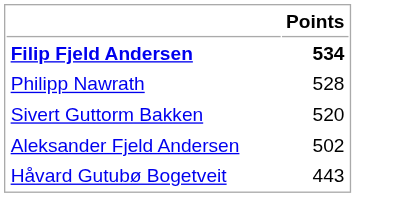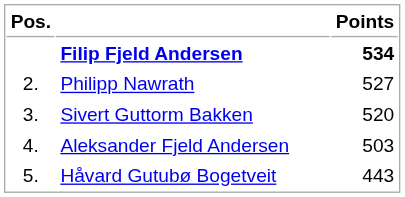+ column: (31, 21)
(328, 84) 528 -> (378, 84) 527
(328, 145) 502 -> (378, 145) 503
